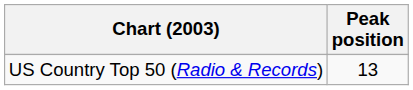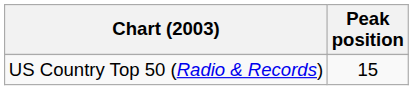(368, 69) 13 -> (368, 69) 15
